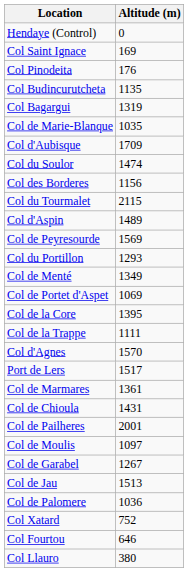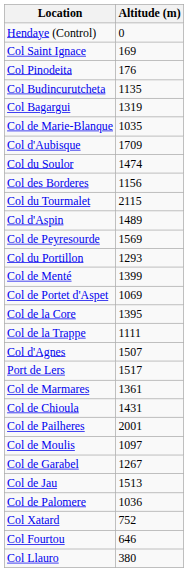(130, 276) 1349 -> (130, 276) 1399
(130, 351) 1570 -> (130, 351) 1507
